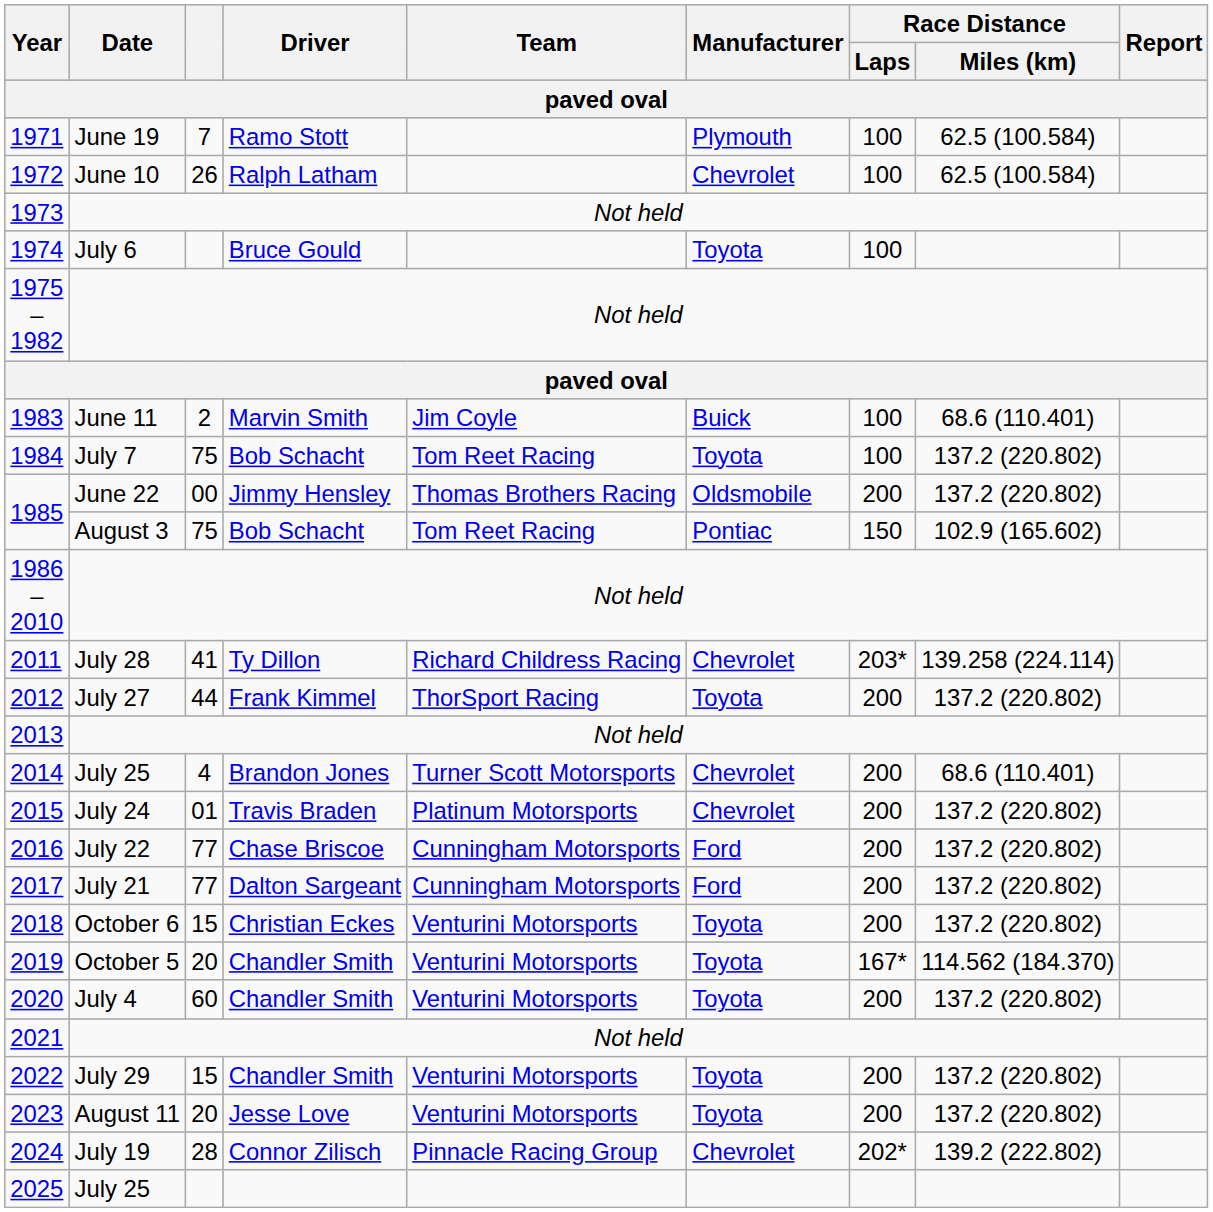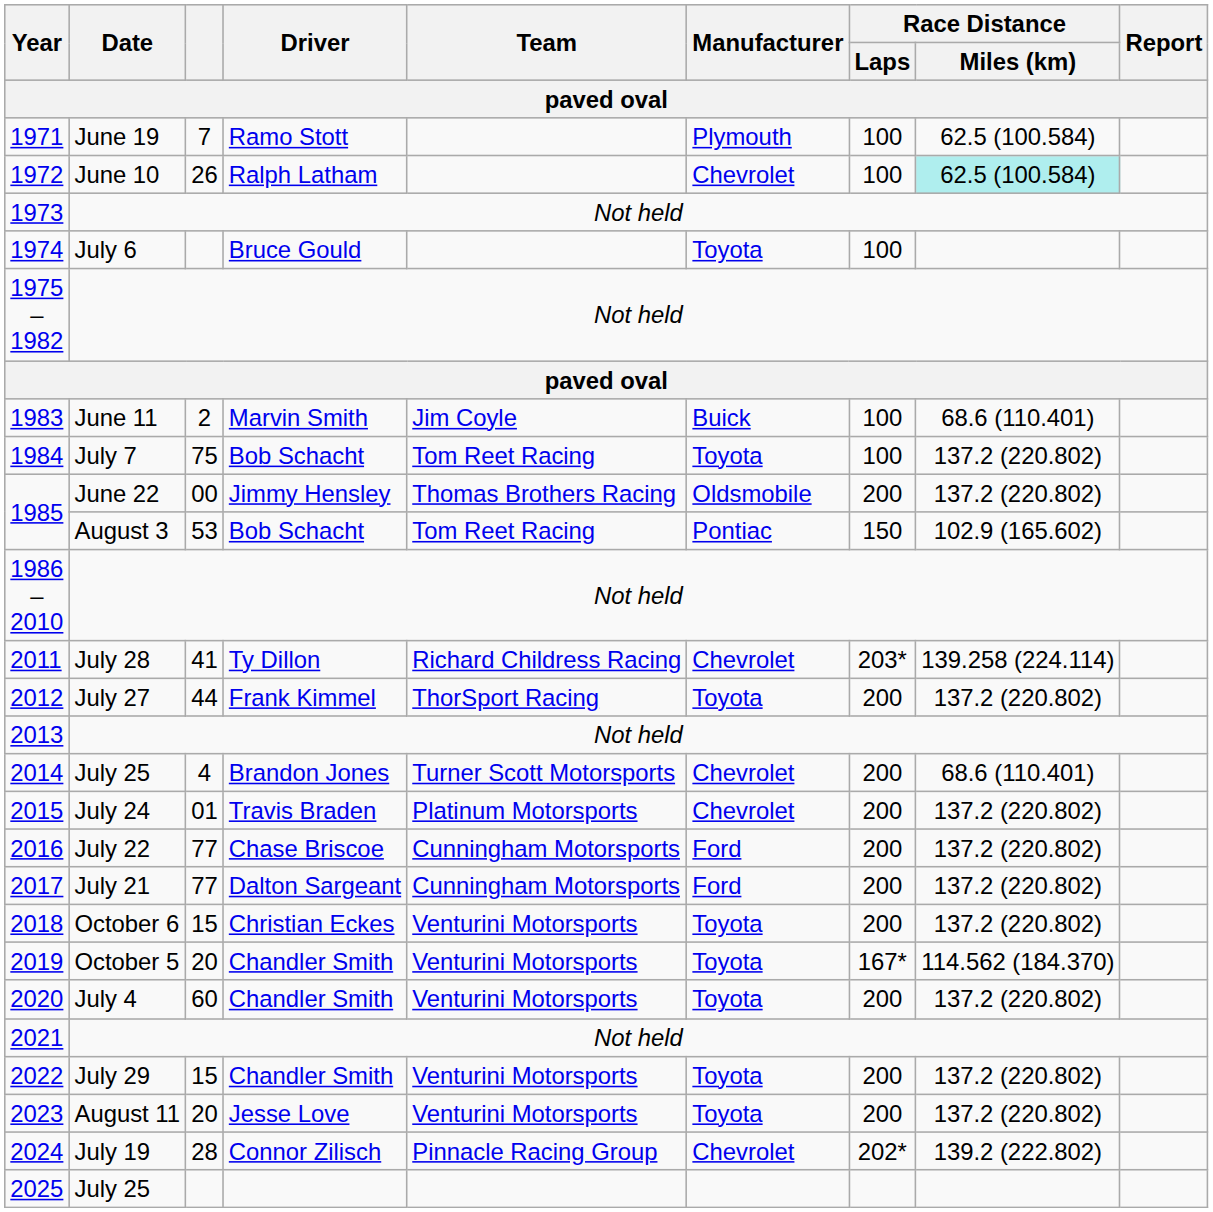(1018, 175) no background -> (1018, 175) paleturquoise background
(204, 531) 75 -> (204, 531) 53
